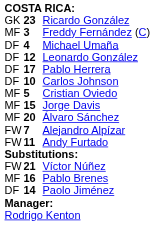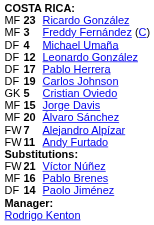(12, 20) GK -> (12, 20) MF
(30, 81) 10 -> (30, 81) 19
(12, 93) MF -> (12, 93) GK
